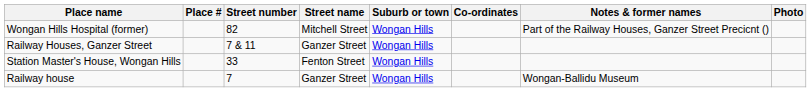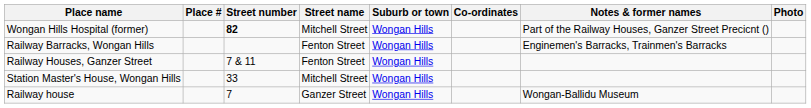(232, 29) normal -> (232, 29) bold
+ row: (80, 45)
(334, 45) Ganzer Street -> (333, 62) Fenton Street
(333, 62) Fenton Street -> (334, 78) Mitchell Street
